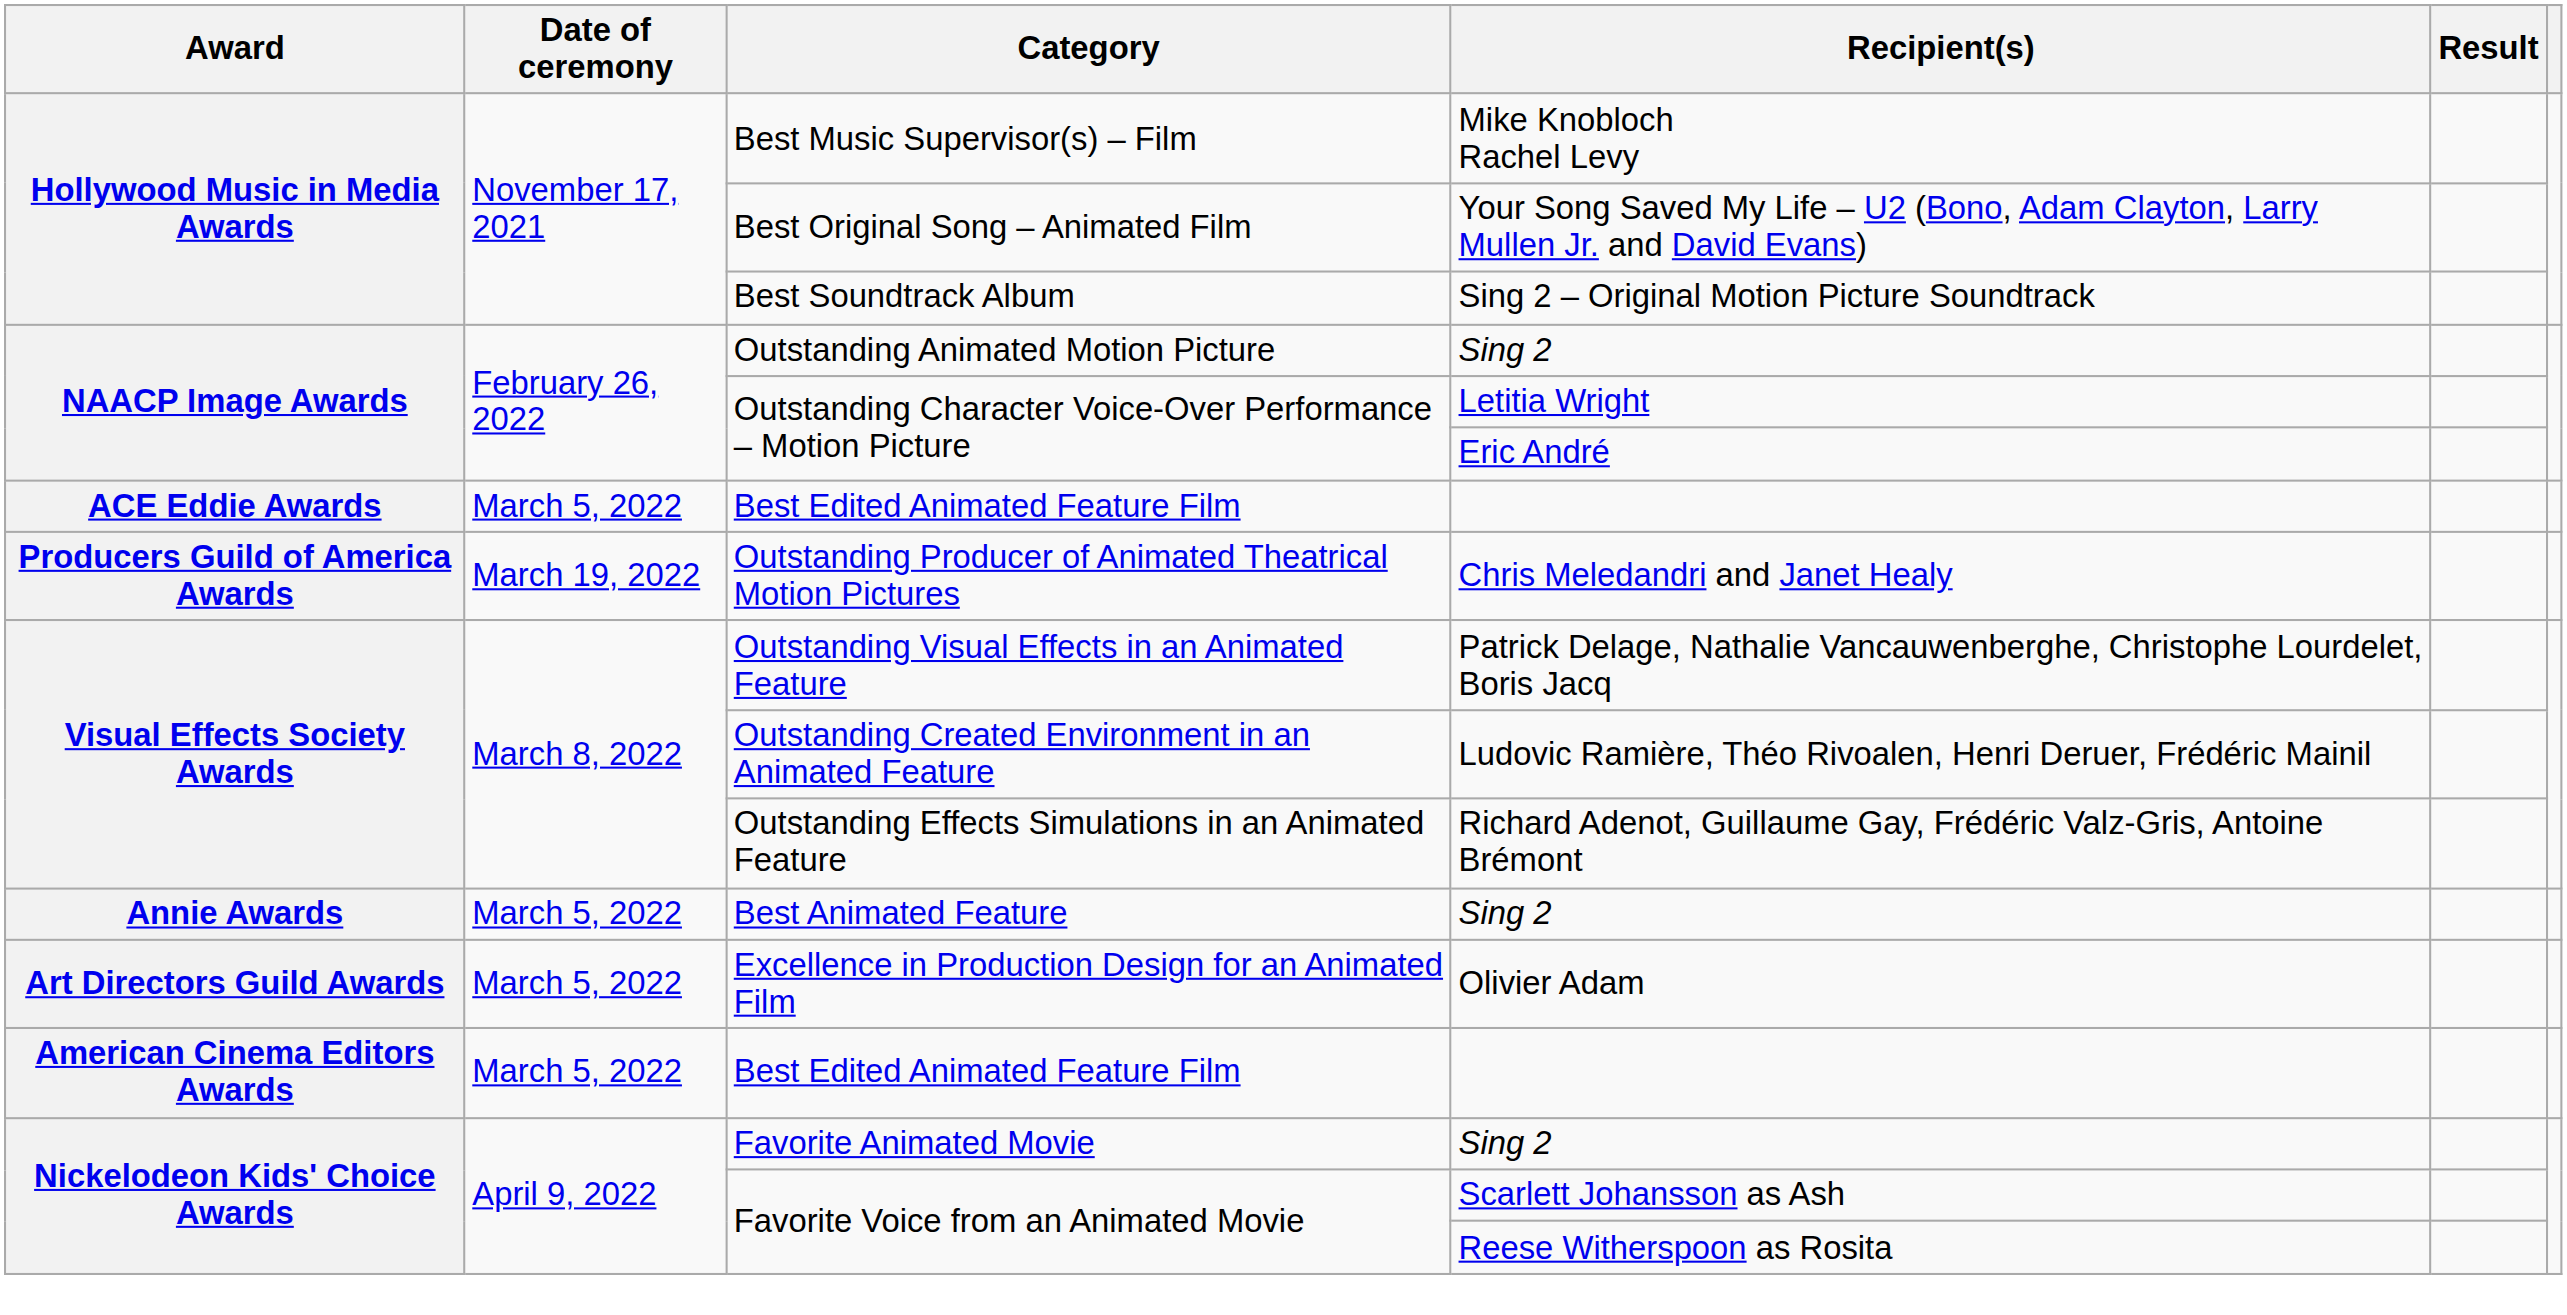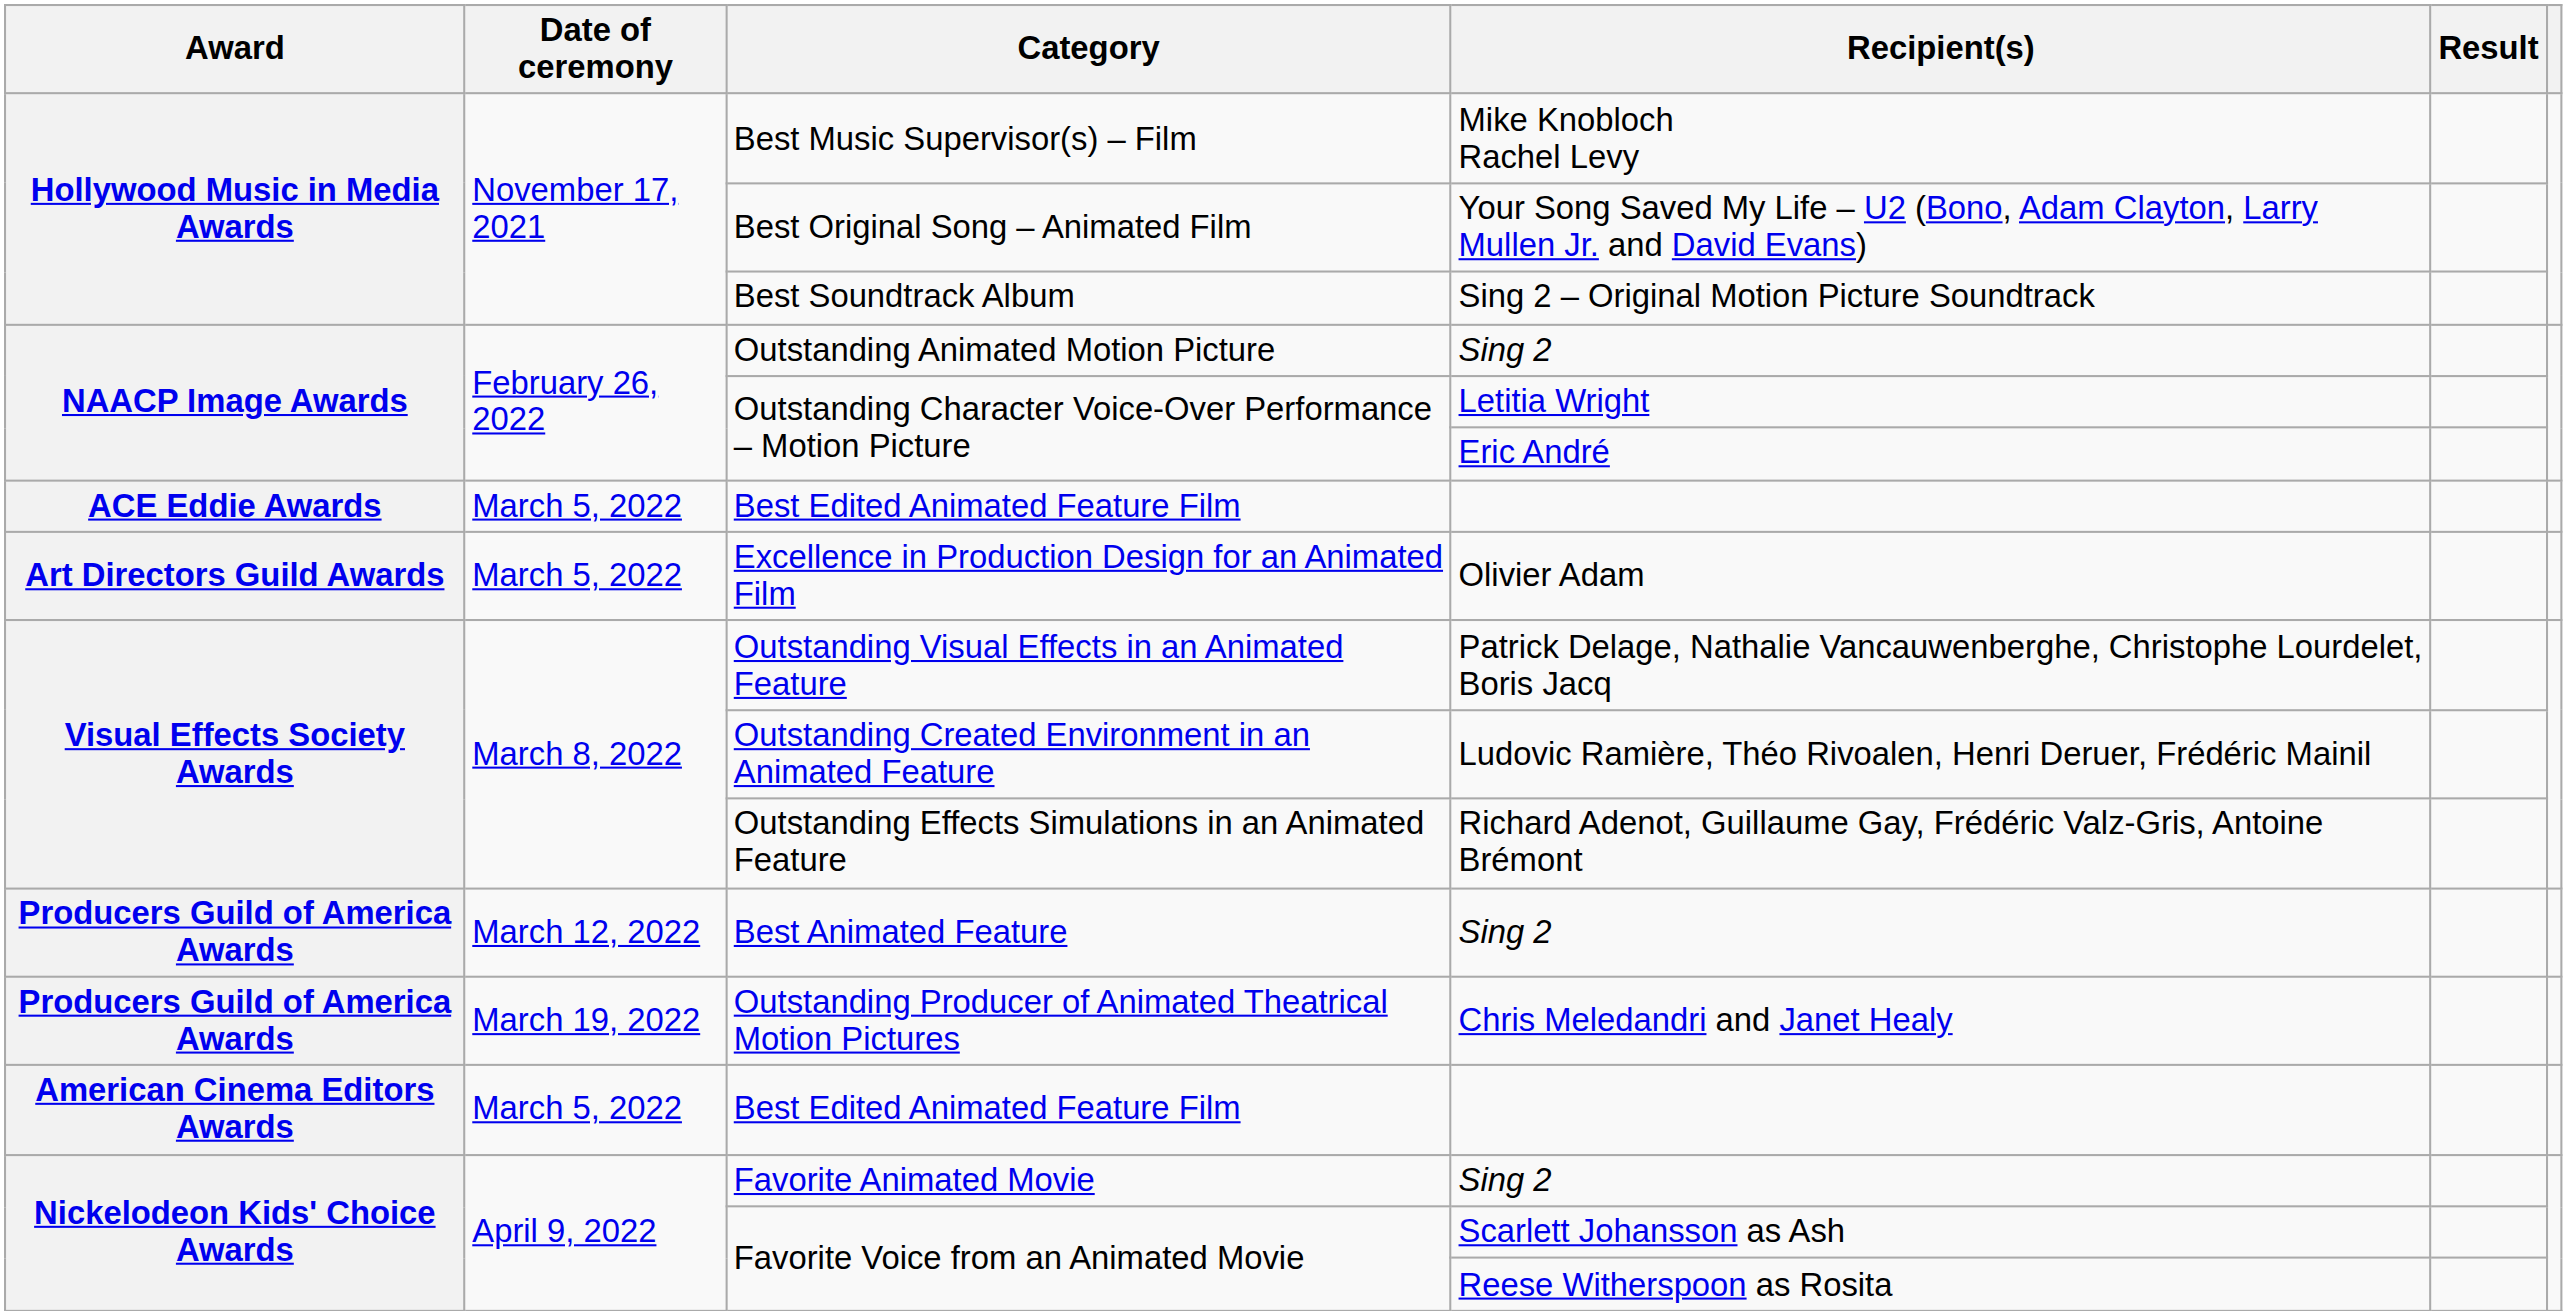rows swapped: (1088, 983) <-> (1061, 575)
(235, 913) Annie Awards -> (235, 931) Producers Guild of America Awards
(577, 913) March 5, 2022 -> (586, 931) March 12, 2022
